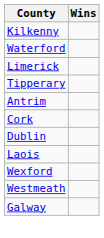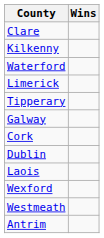+ row: (23, 31)
rows swapped: (26, 207) <-> (26, 101)
